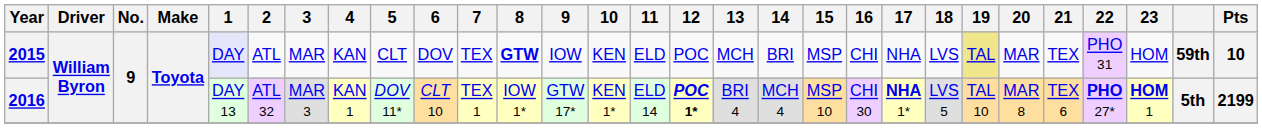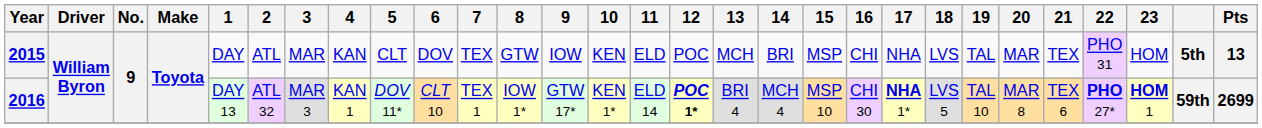(228, 55) lavender background -> (228, 55) no background
(520, 55) bold -> (520, 55) normal
(981, 55) khaki background -> (981, 55) no background
(1193, 55) 59th -> (1193, 55) 5th
(1236, 55) 10 -> (1236, 55) 13
(1193, 100) 5th -> (1193, 100) 59th
(1236, 100) 2199 -> (1236, 100) 2699
